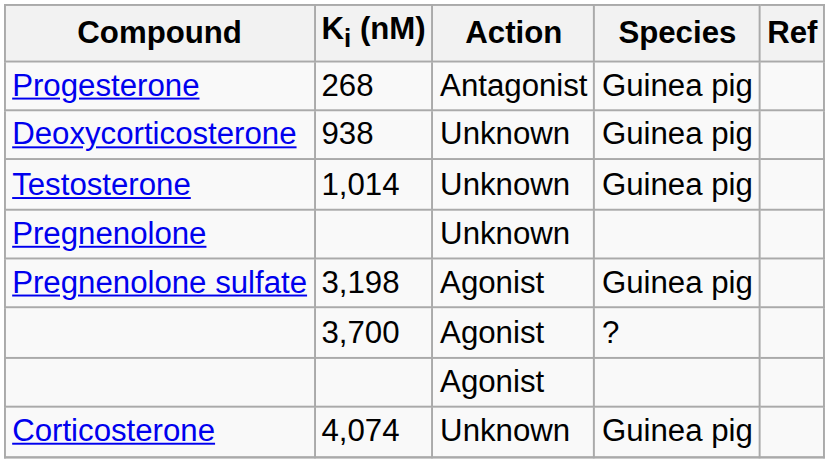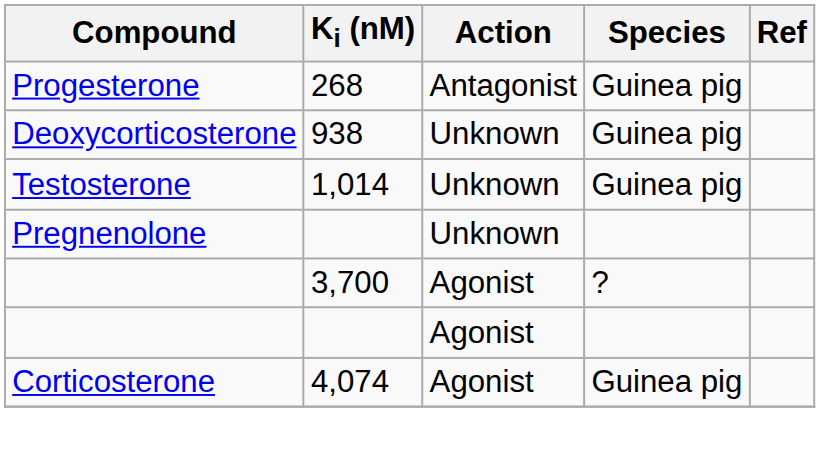- row: (160, 282)
(505, 431) Unknown -> (482, 381) Agonist
